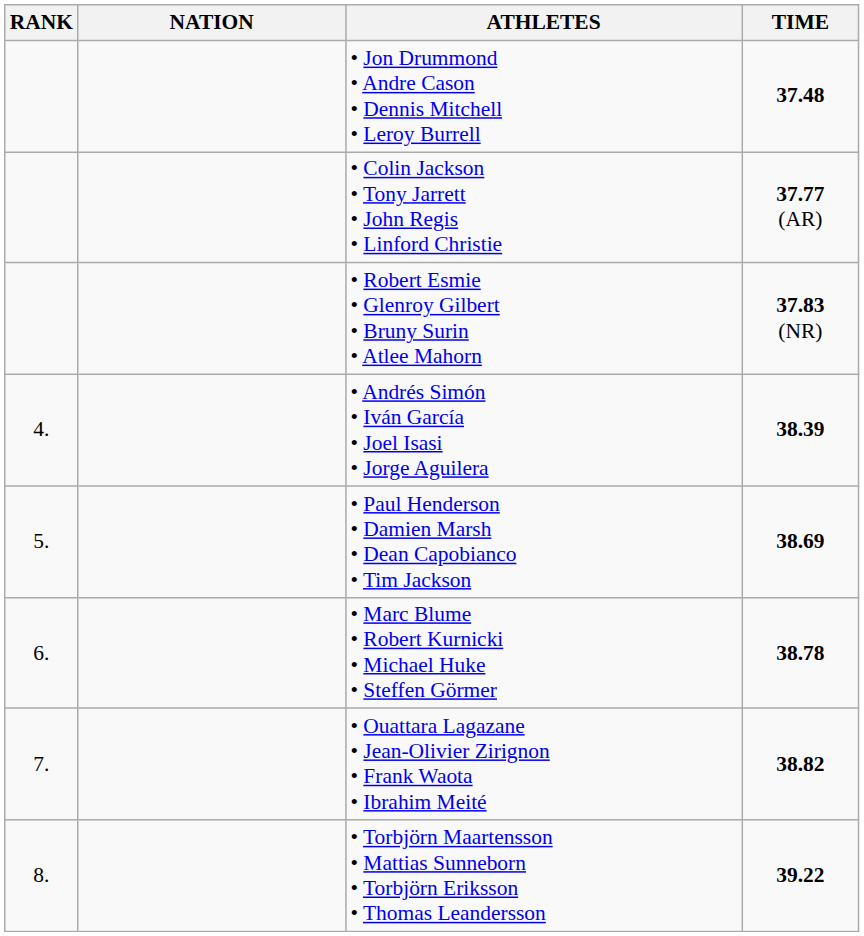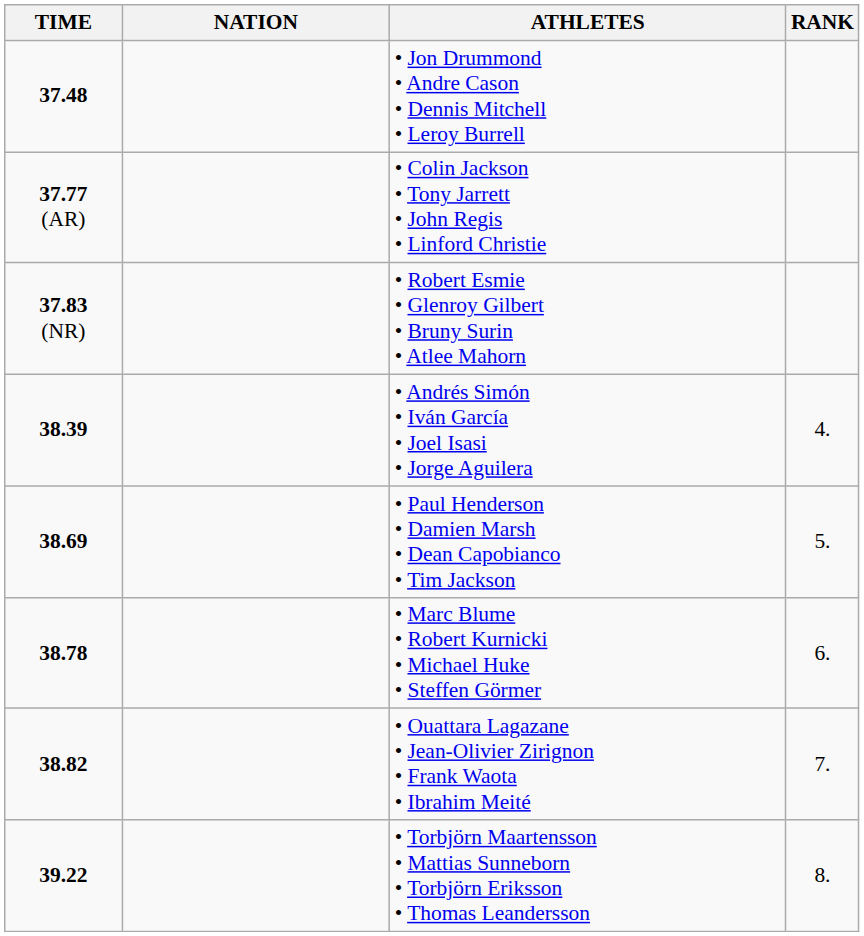columns swapped: (41, 22) <-> (800, 22)
